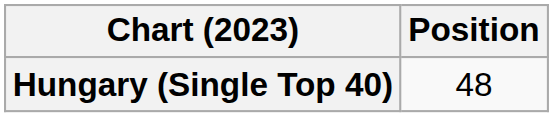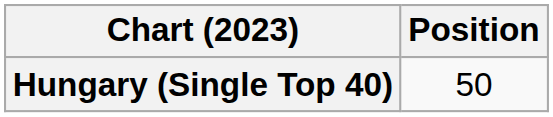(474, 83) 48 -> (474, 83) 50
